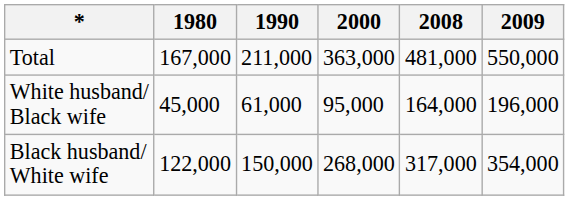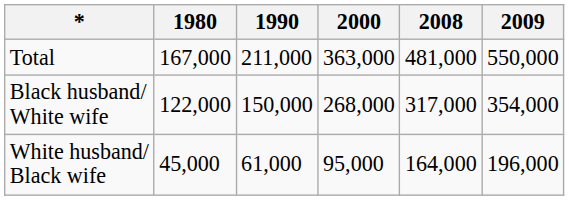rows swapped: (78, 164) <-> (79, 104)
